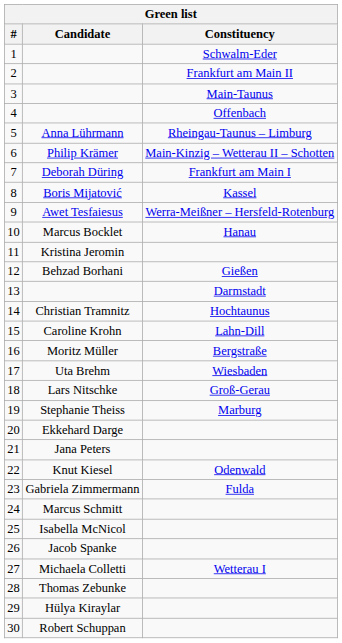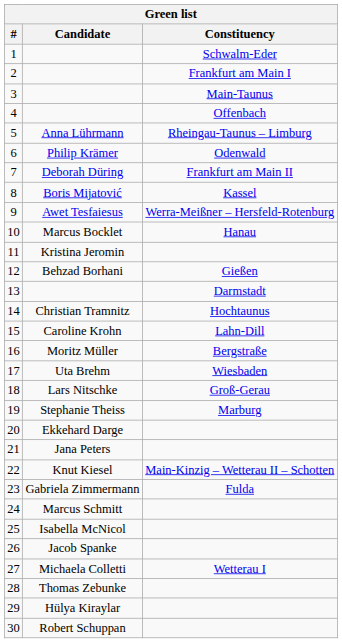(240, 73) Frankfurt am Main II -> (240, 73) Frankfurt am Main I
(240, 152) Main-Kinzig – Wetterau II – Schotten -> (240, 152) Odenwald
(240, 172) Frankfurt am Main I -> (240, 172) Frankfurt am Main II
(240, 469) Odenwald -> (240, 469) Main-Kinzig – Wetterau II – Schotten
